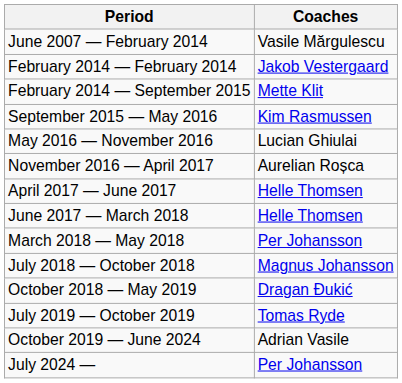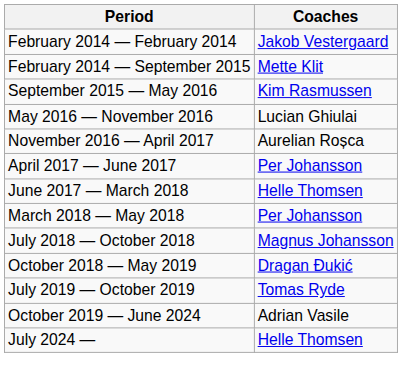- row: (108, 41)
(310, 191) Helle Thomsen -> (310, 166) Per Johansson
(310, 365) Per Johansson -> (310, 340) Helle Thomsen
